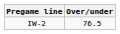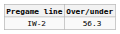(90, 23) 76.5 -> (90, 23) 56.3
